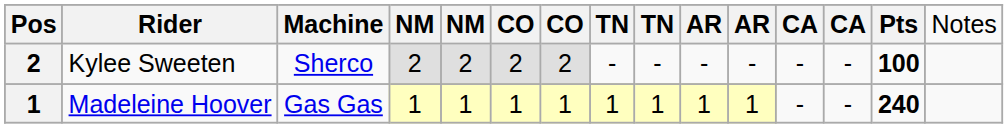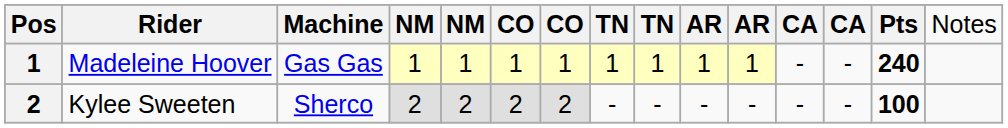rows swapped: (170, 103) <-> (152, 64)
